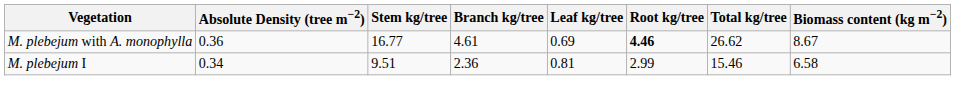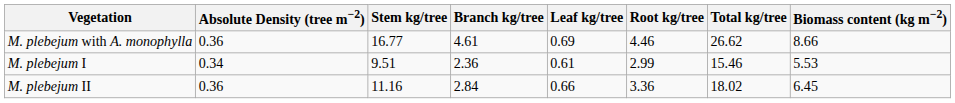(642, 41) bold -> (642, 41) normal
(806, 41) 8.67 -> (806, 41) 8.66
(563, 64) 0.81 -> (563, 64) 0.61
(806, 64) 6.58 -> (806, 64) 5.53
+ row: (49, 86)
